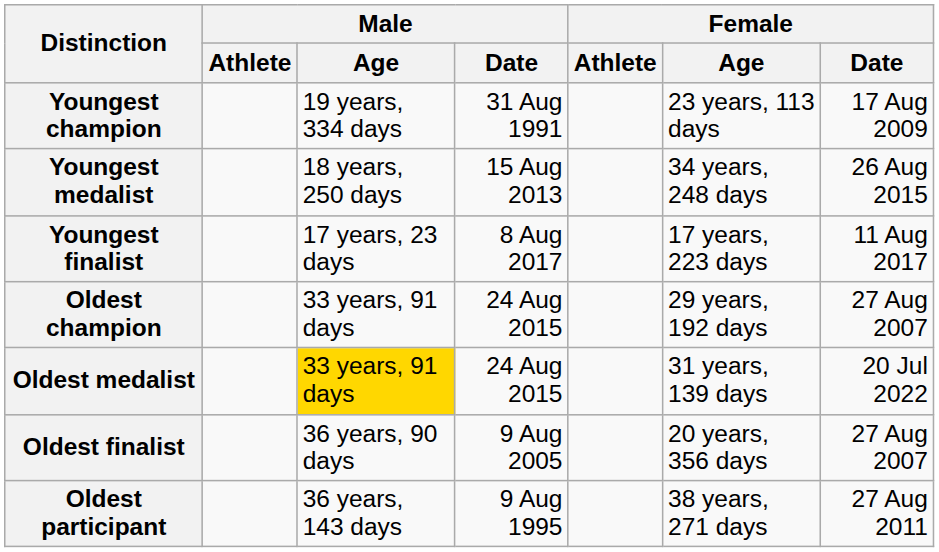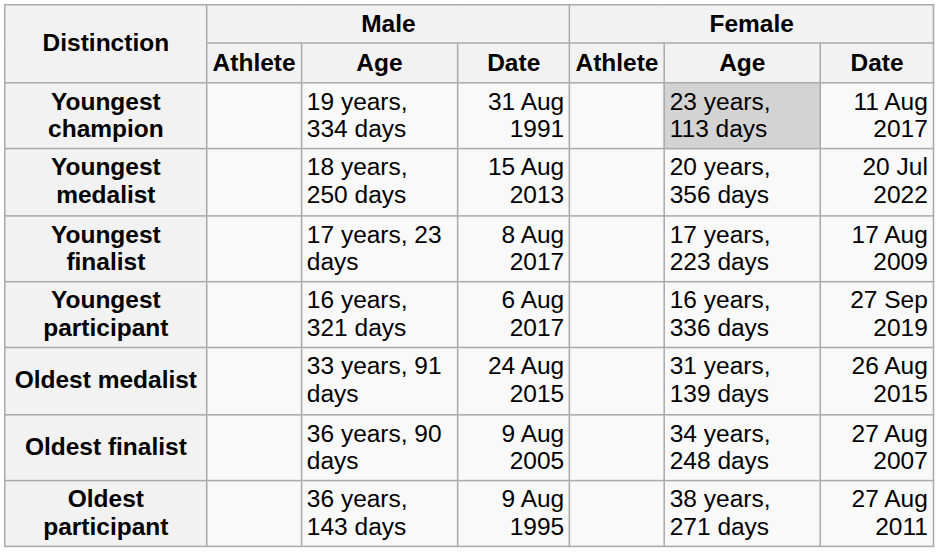(741, 115) no background -> (720, 115) lightgrey background
(890, 115) 17 Aug 2009 -> (891, 115) 11 Aug 2017
(718, 181) 34 years, 248 days -> (720, 181) 20 years, 356 days
(890, 181) 26 Aug 2015 -> (895, 181) 20 Jul 2022
(891, 248) 11 Aug 2017 -> (890, 248) 17 Aug 2009
+ row: (106, 314)
- row: (104, 314)
(370, 380) gold background -> (374, 380) no background
(895, 380) 20 Jul 2022 -> (890, 380) 26 Aug 2015
(718, 447) 20 years, 356 days -> (720, 447) 34 years, 248 days
